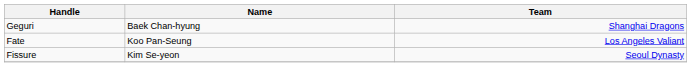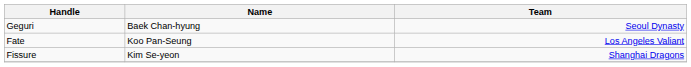(646, 26) Shanghai Dragons -> (655, 26) Seoul Dynasty
(655, 55) Seoul Dynasty -> (646, 55) Shanghai Dragons
